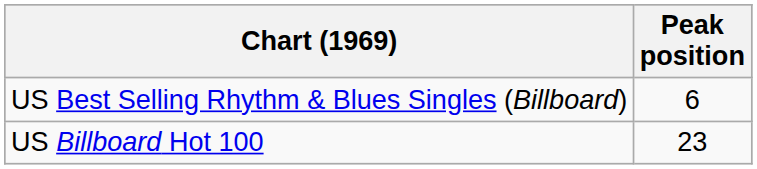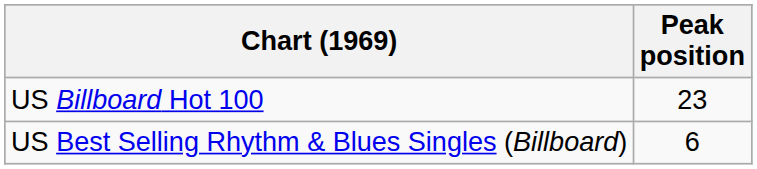rows swapped: (137, 142) <-> (319, 99)
